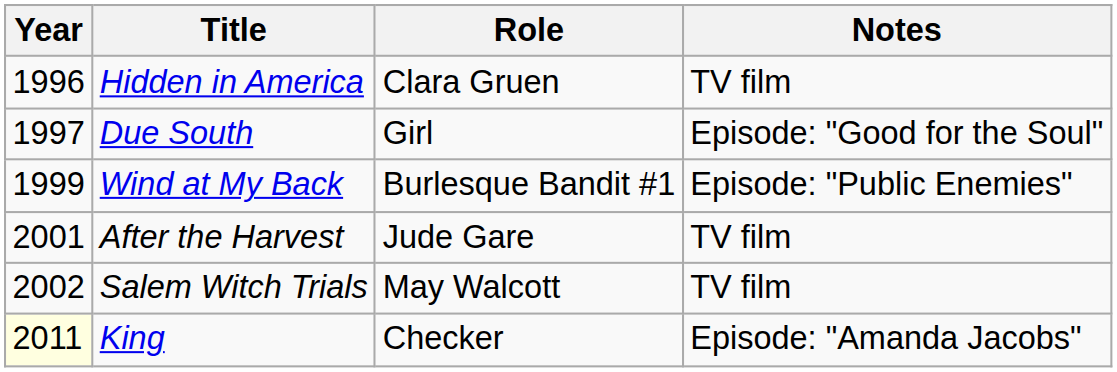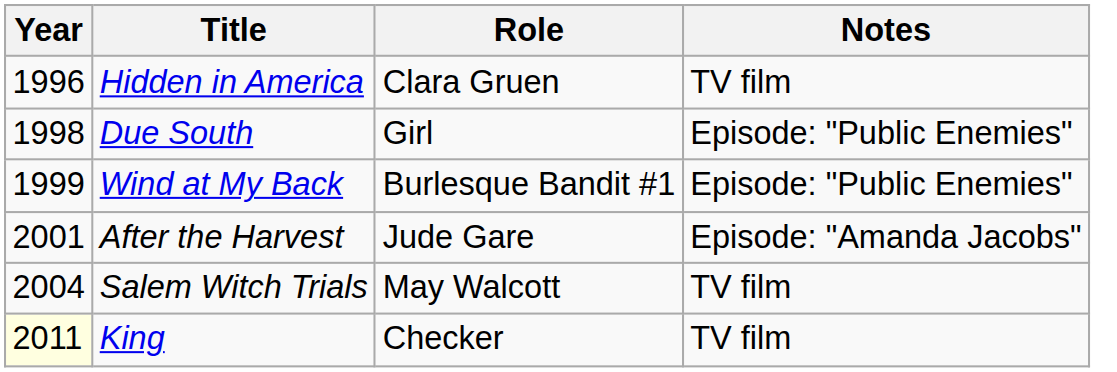(49, 133) 1997 -> (49, 133) 1998
(897, 133) Episode: "Good for the Soul" -> (881, 133) Episode: "Public Enemies"
(741, 236) TV film -> (886, 236) Episode: "Amanda Jacobs"
(49, 287) 2002 -> (49, 287) 2004
(886, 339) Episode: "Amanda Jacobs" -> (741, 339) TV film
